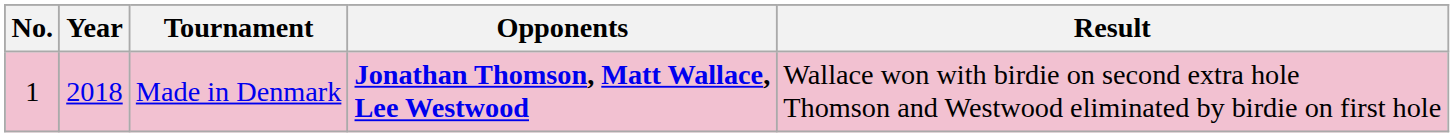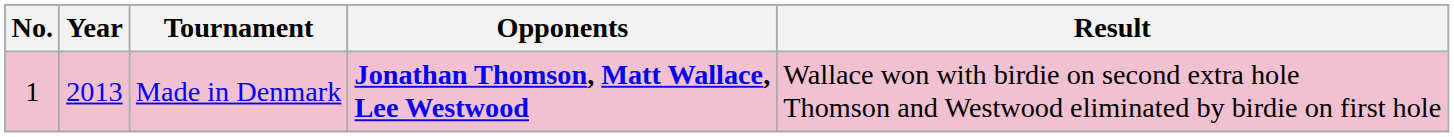(94, 91) 2018 -> (94, 91) 2013
